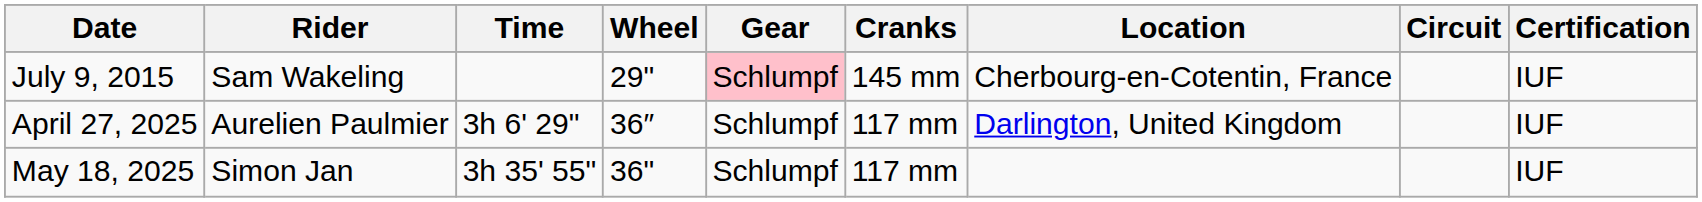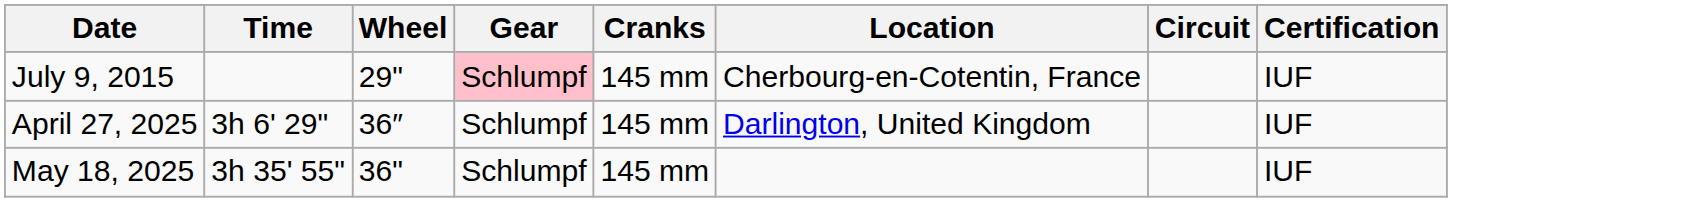- column: (330, 28)
(905, 123) 117 mm -> (655, 123) 145 mm
(905, 171) 117 mm -> (655, 171) 145 mm
